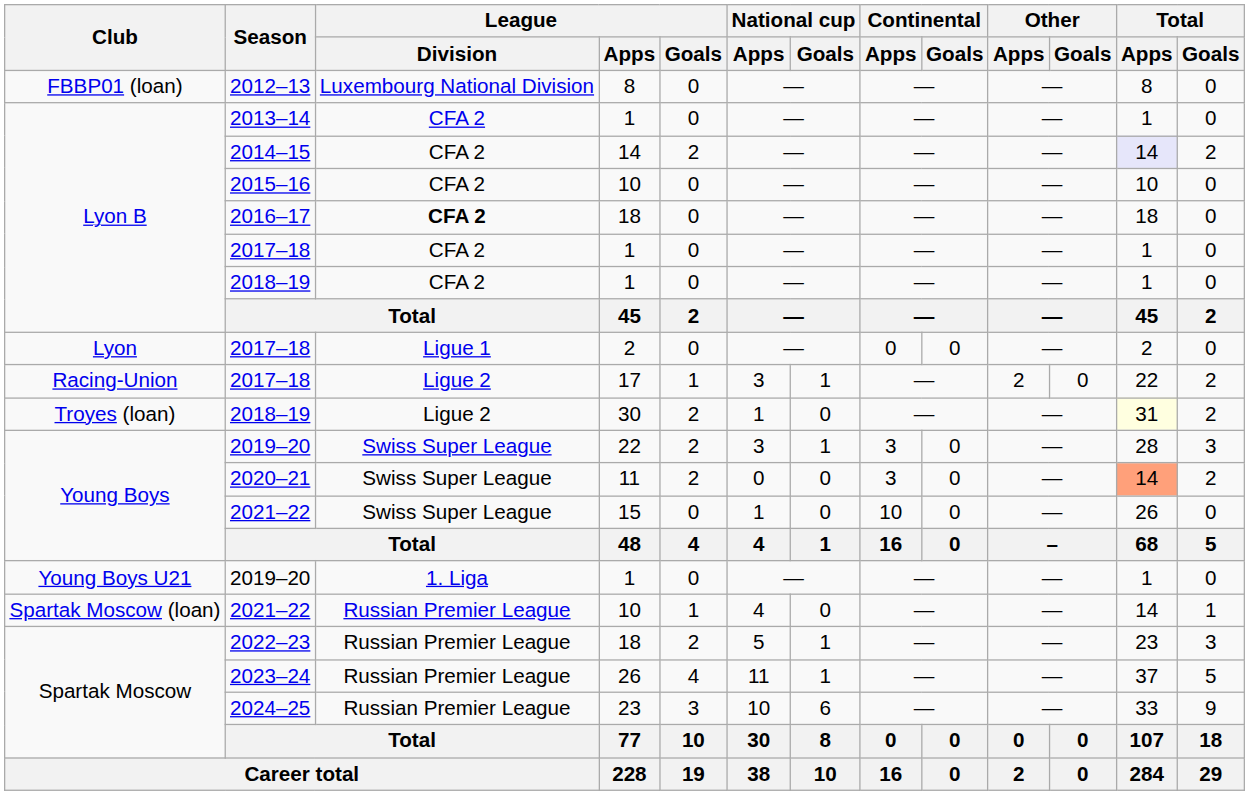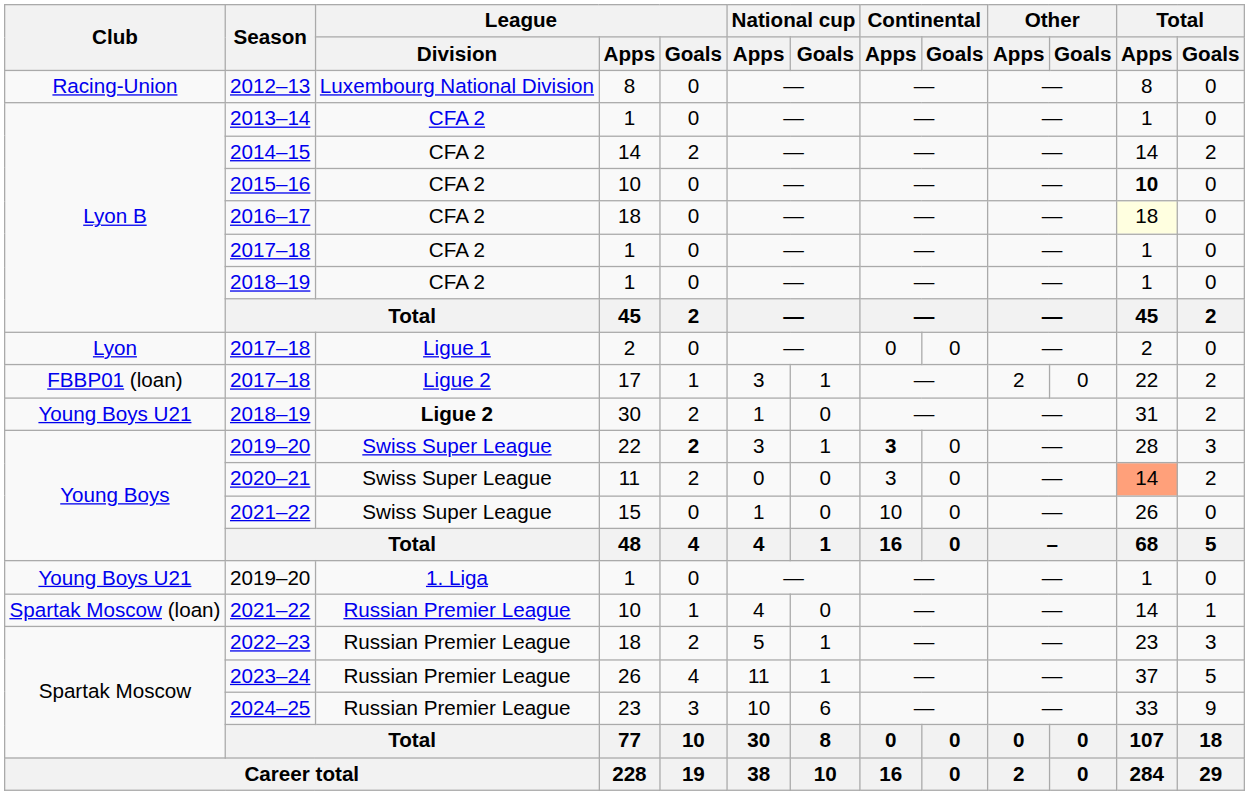(115, 86) FBBP01 (loan) -> (115, 86) Racing-Union
(1147, 151) lavender background -> (1147, 151) no background
(1147, 184) normal -> (1147, 184) bold
(457, 217) bold -> (457, 217) normal
(1147, 217) no background -> (1147, 217) lightyellow background
(115, 380) Racing-Union -> (115, 380) FBBP01 (loan)
(115, 413) Troyes (loan) -> (115, 413) Young Boys U21
(457, 413) normal -> (457, 413) bold
(1147, 413) lightyellow background -> (1147, 413) no background
(693, 446) normal -> (693, 446) bold
(891, 446) normal -> (891, 446) bold
